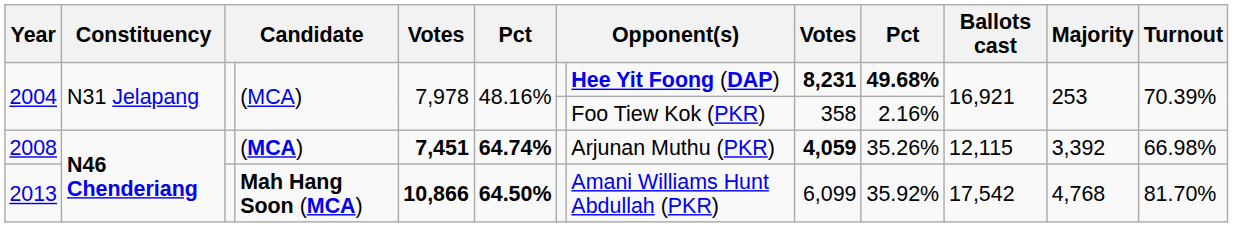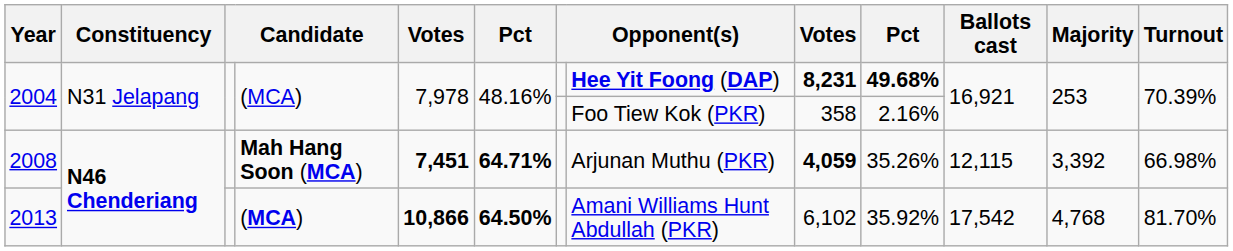(272, 147) (MCA) -> (301, 159) Mah Hang Soon (MCA)
(515, 147) 64.74% -> (515, 159) 64.71%
(301, 193) Mah Hang Soon (MCA) -> (272, 217) (MCA)
(830, 193) 6,099 -> (830, 217) 6,102
